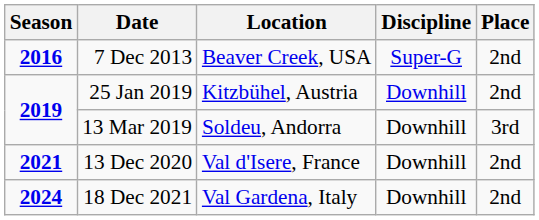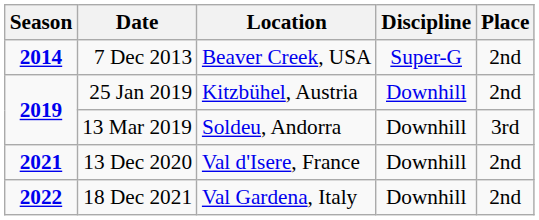(41, 57) 2016 -> (41, 57) 2014
(41, 197) 2024 -> (41, 197) 2022
